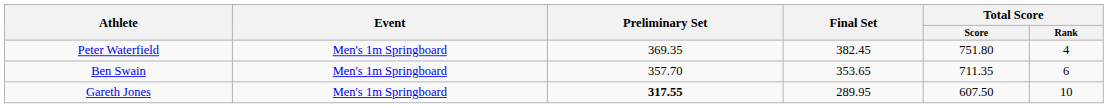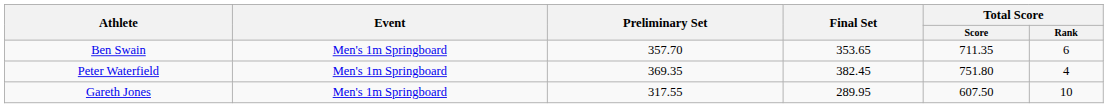rows swapped: (118, 51) <-> (118, 71)
(665, 92) bold -> (665, 92) normal
